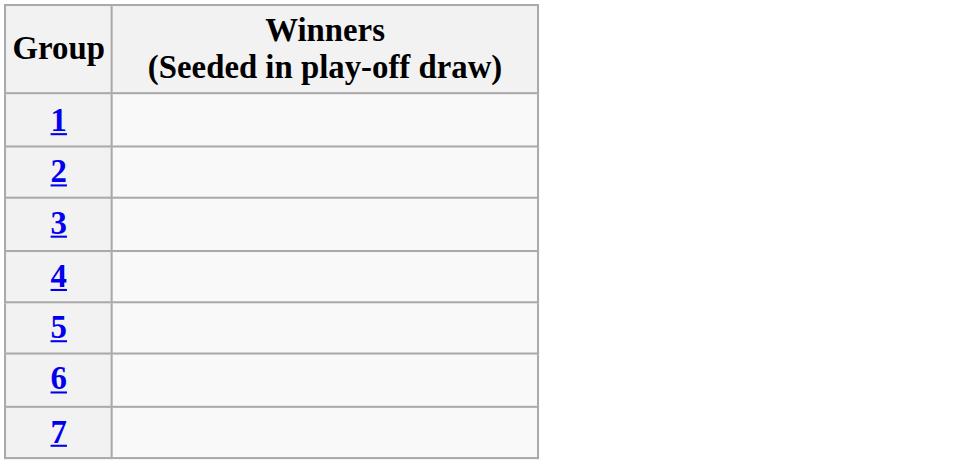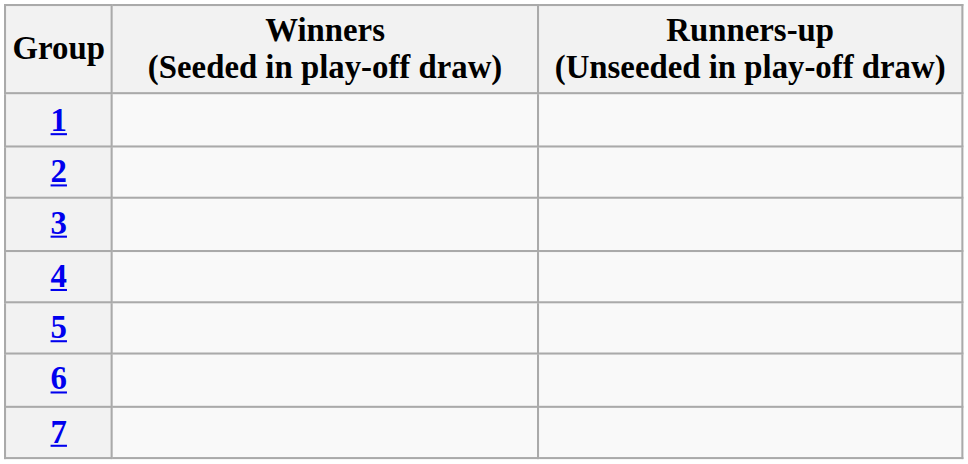+ column: (750, 48)
